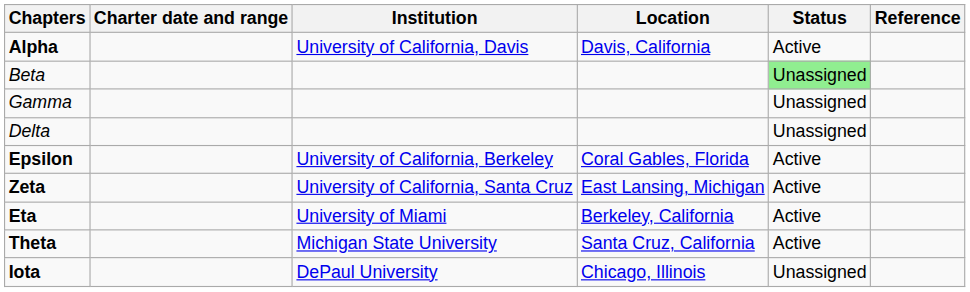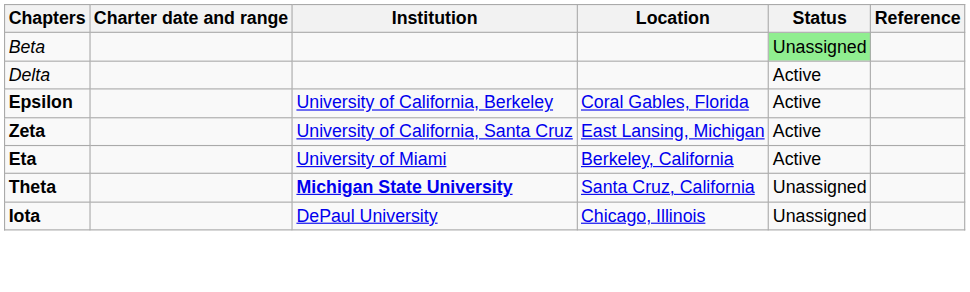- row: (33, 46)
- row: (40, 103)
(820, 131) Unassigned -> (797, 74) Active
(397, 243) normal -> (405, 187) bold
(797, 243) Active -> (820, 187) Unassigned
